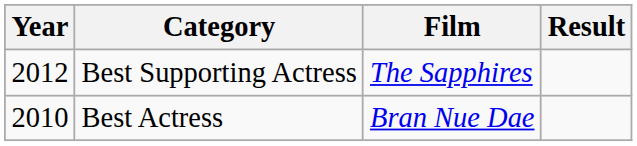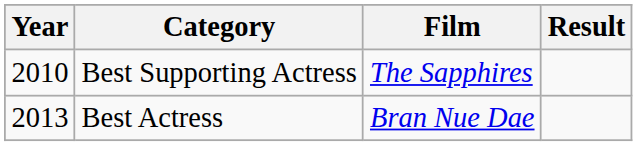(40, 72) 2012 -> (40, 72) 2010
(40, 117) 2010 -> (40, 117) 2013
